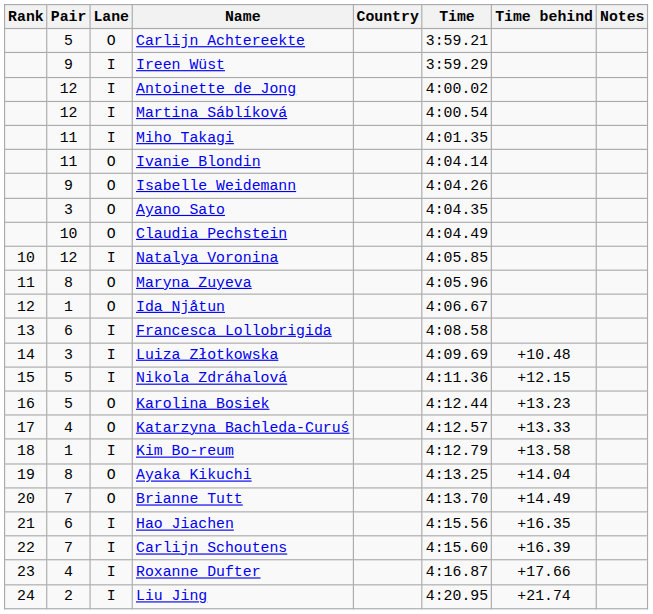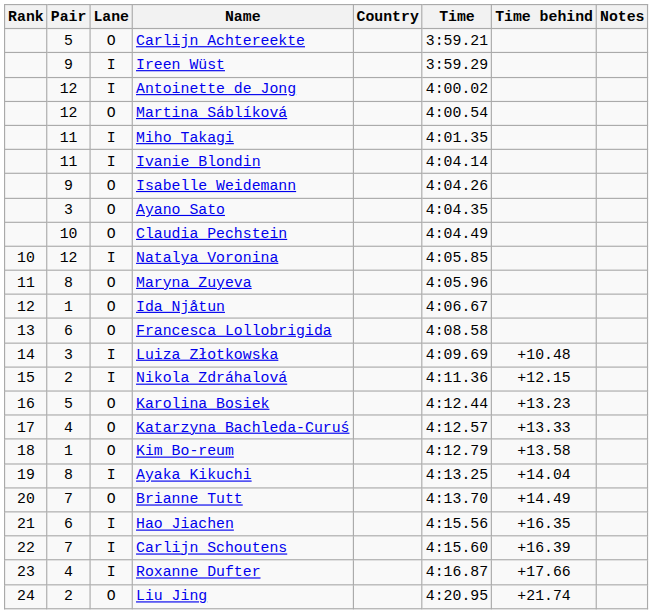(111, 113) I -> (111, 113) O
(111, 162) O -> (111, 162) I
(111, 331) I -> (111, 331) O
(69, 379) 5 -> (69, 379) 2
(111, 451) I -> (111, 451) O
(111, 476) O -> (111, 476) I
(111, 596) I -> (111, 596) O
